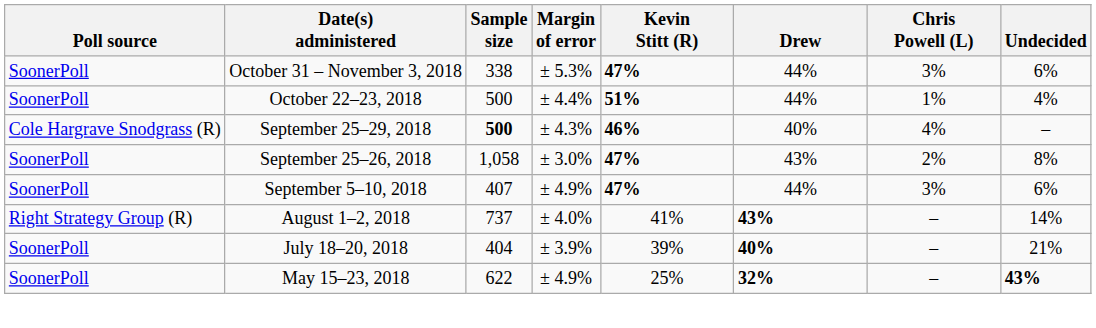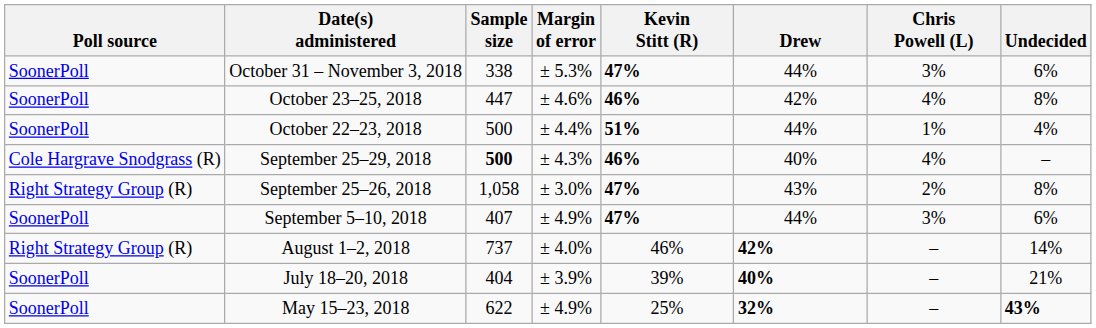+ row: (346, 100)
(49, 159) SoonerPoll -> (101, 189) Right Strategy Group (R)
(667, 219) 41% -> (667, 248) 46%
(756, 219) 43% -> (756, 248) 42%
